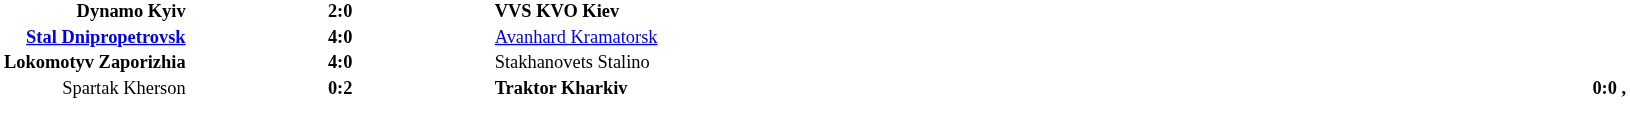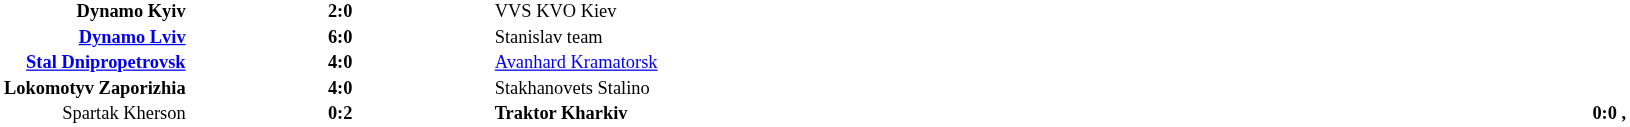(557, 11) bold -> (556, 11) normal
+ row: (132, 36)
